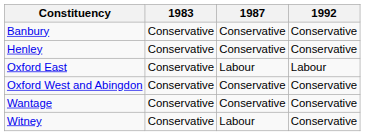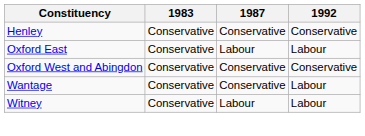- row: (28, 31)
(324, 103) Conservative -> (309, 85) Labour
(324, 121) Conservative -> (309, 103) Labour
